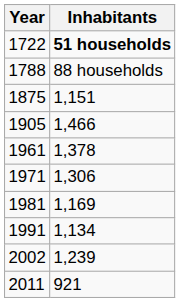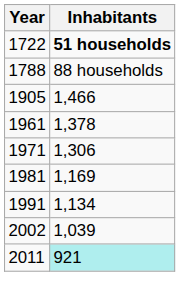- row: (27, 97)
(75, 257) 1,239 -> (75, 230) 1,039
(68, 284) no background -> (68, 257) paleturquoise background
